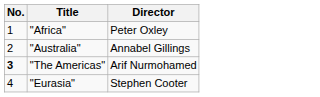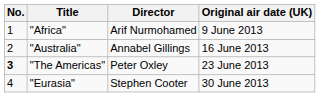+ column: (257, 13)
(139, 30) Peter Oxley -> (153, 30) Arif Nurmohamed
(153, 65) Arif Nurmohamed -> (139, 65) Peter Oxley
